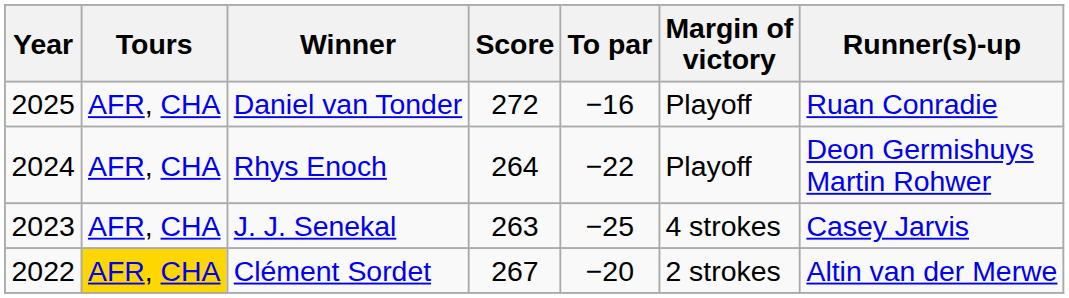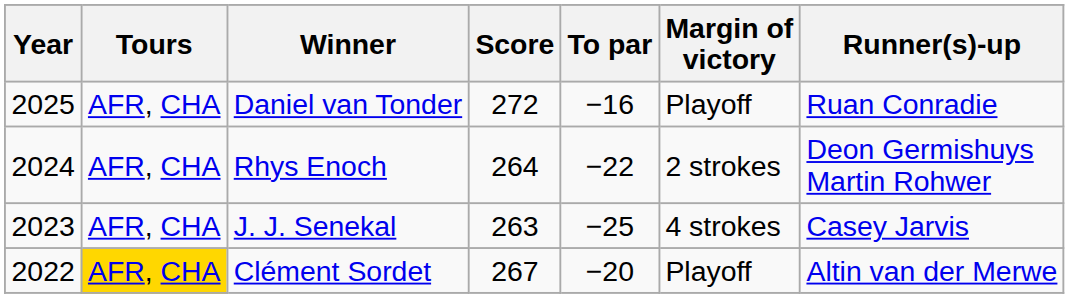(709, 165) Playoff -> (723, 165) 2 strokes
(723, 271) 2 strokes -> (709, 271) Playoff
